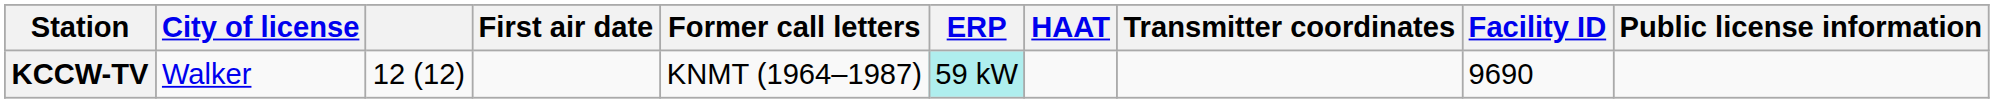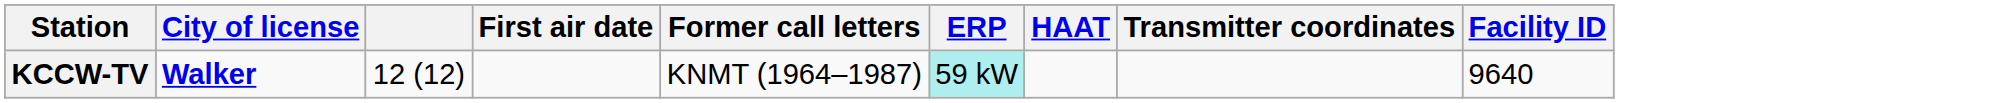- column: (1801, 27)
(207, 73) normal -> (209, 73) bold
(1501, 73) 9690 -> (1501, 73) 9640
